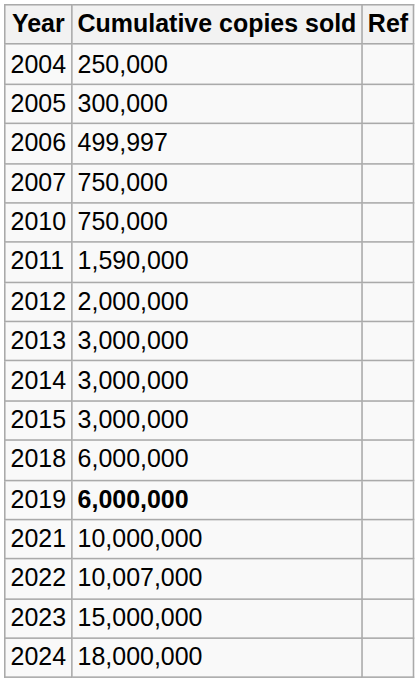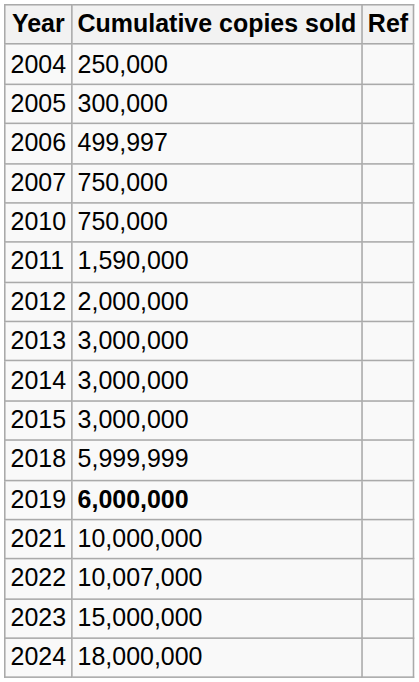(133, 459) 6,000,000 -> (133, 459) 5,999,999
